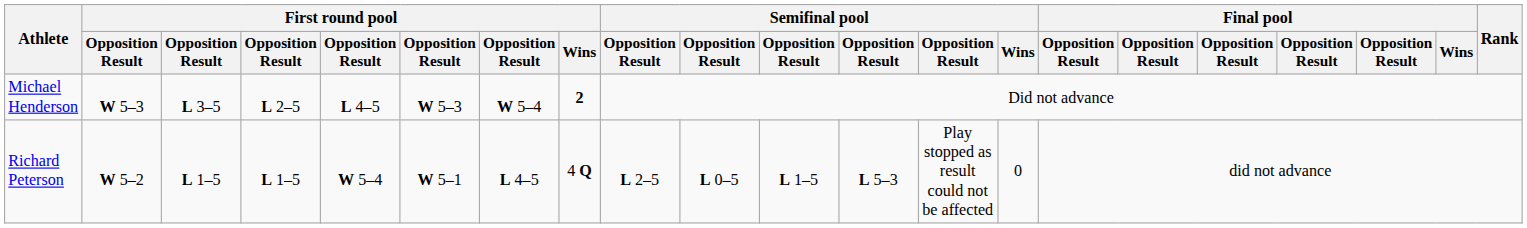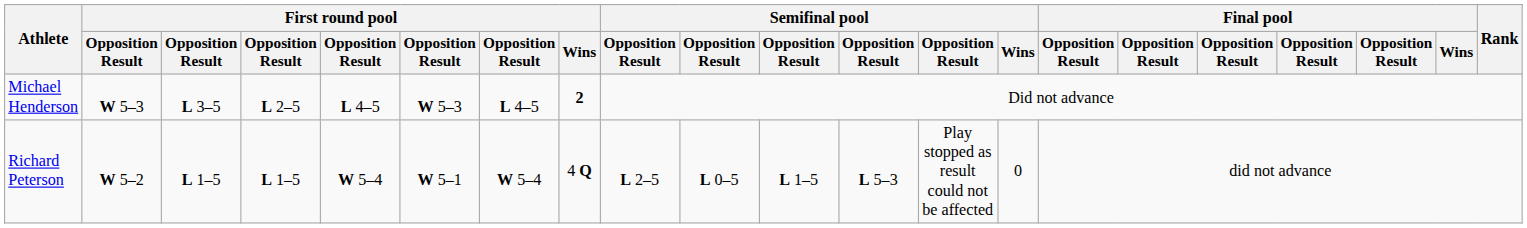(519, 106) W 5–4 -> (519, 106) L 4–5
(519, 181) L 4–5 -> (519, 181) W 5–4
